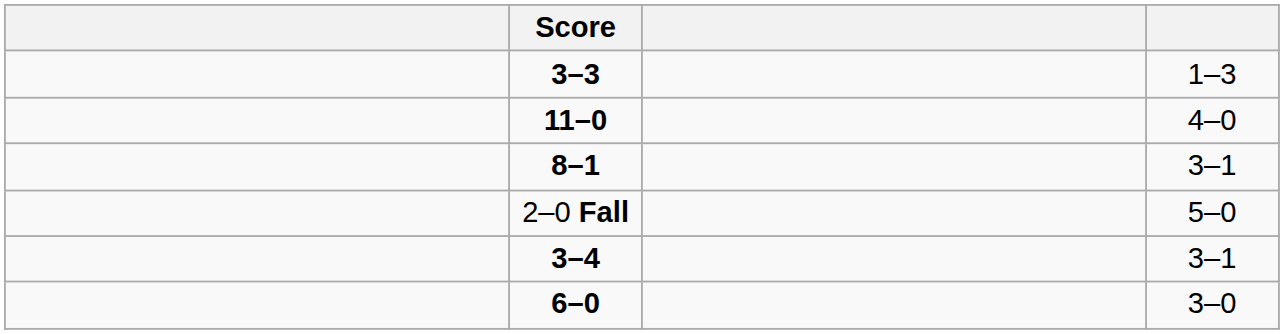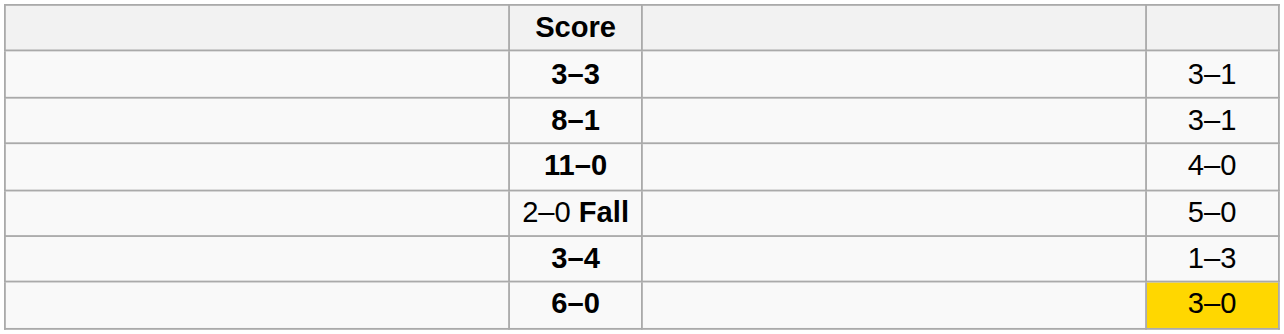(1212, 73) 1–3 -> (1212, 73) 3–1
rows swapped: (576, 119) <-> (576, 166)
(1212, 258) 3–1 -> (1212, 258) 1–3
(1212, 304) no background -> (1212, 304) gold background
